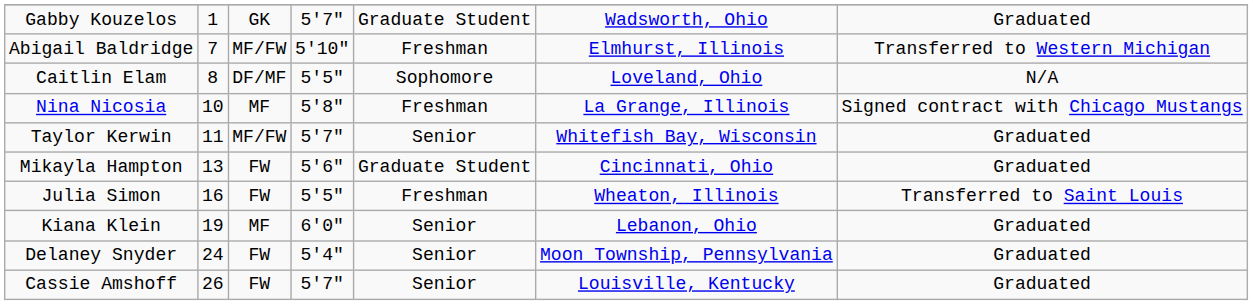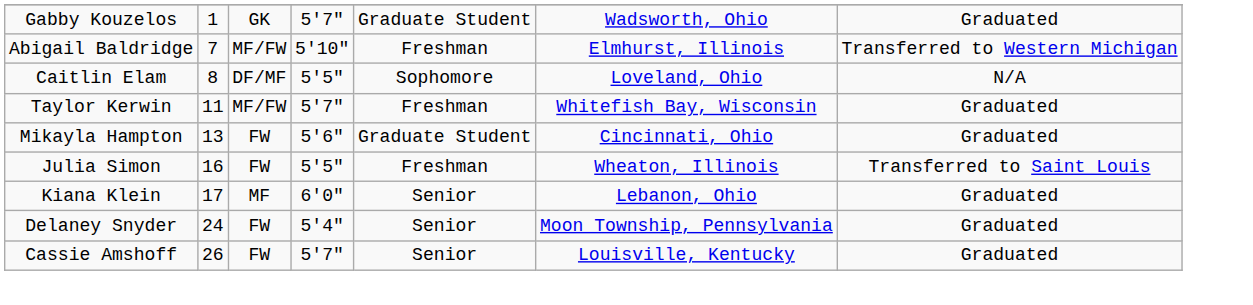- row: (101, 108)
(445, 137) Senior -> (445, 108) Freshman
(213, 226) 19 -> (213, 196) 17
